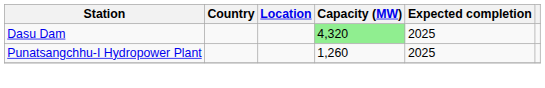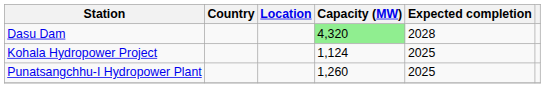(422, 33) 2025 -> (422, 33) 2028
+ row: (82, 53)
